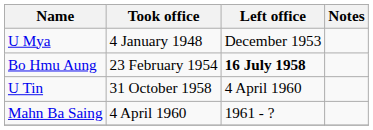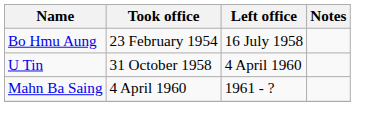- row: (29, 40)
(265, 64) bold -> (264, 40) normal
